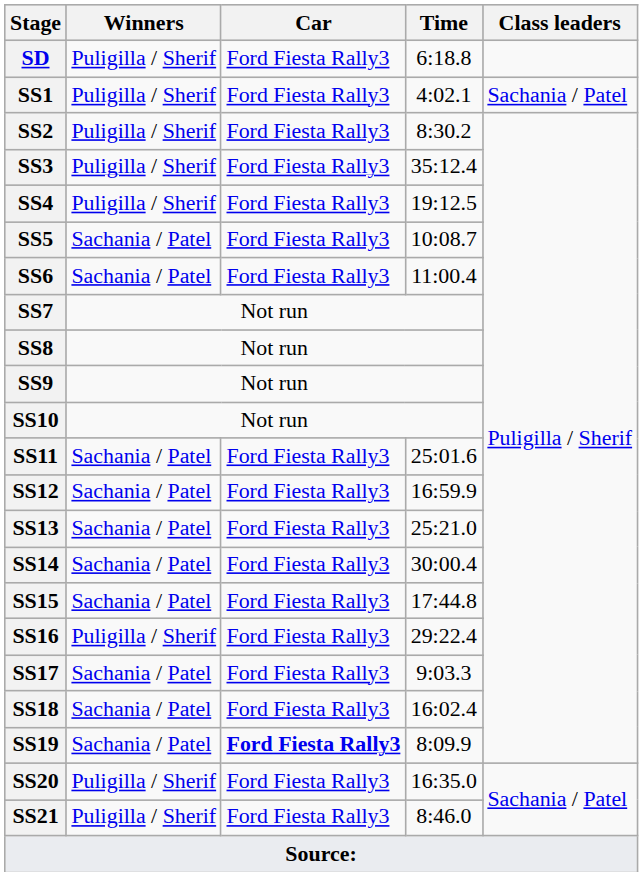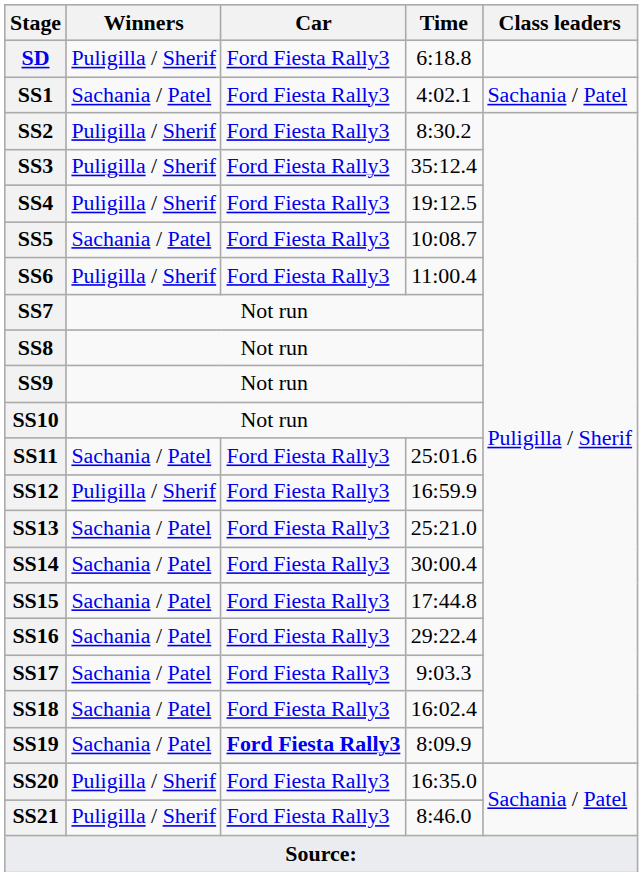(144, 94) Puligilla / Sherif -> (141, 94) Sachania / Patel
(141, 275) Sachania / Patel -> (144, 275) Puligilla / Sherif
(141, 491) Sachania / Patel -> (144, 491) Puligilla / Sherif
(144, 636) Puligilla / Sherif -> (141, 636) Sachania / Patel
